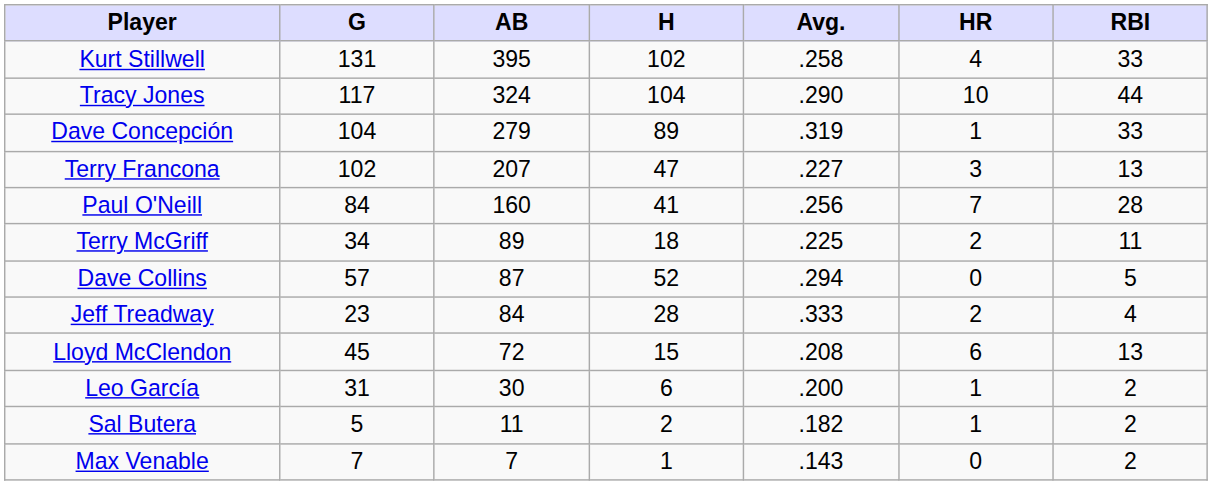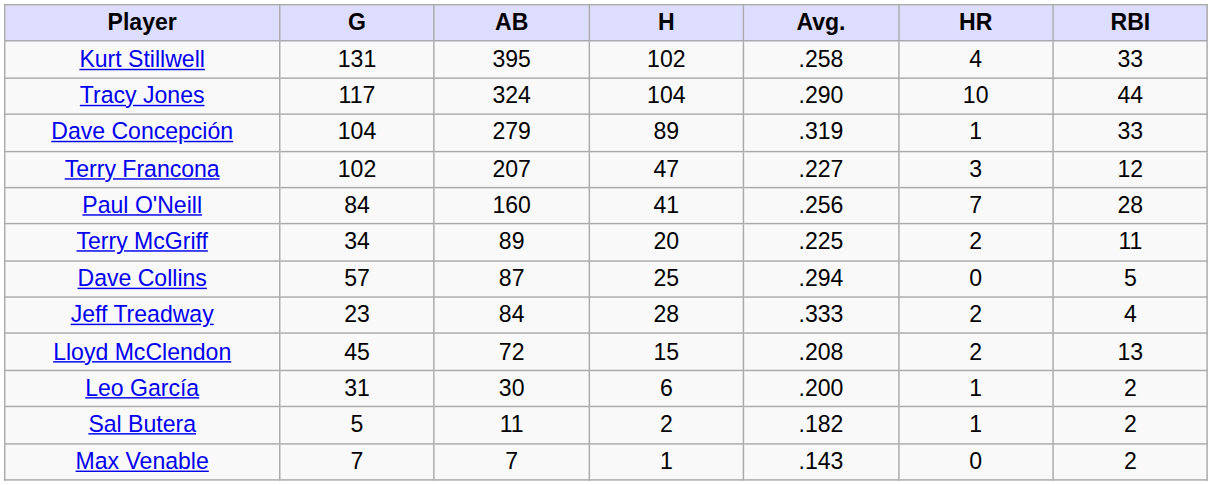(1130, 168) 13 -> (1130, 168) 12
(666, 242) 18 -> (666, 242) 20
(666, 278) 52 -> (666, 278) 25
(976, 351) 6 -> (976, 351) 2
